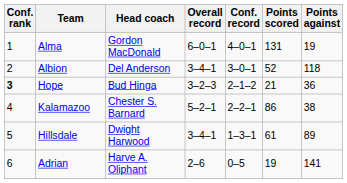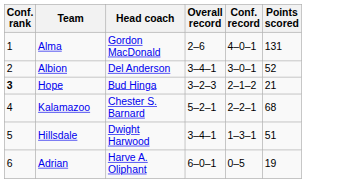- column: (322, 18)
(202, 46) 6–0–1 -> (196, 46) 2–6
(271, 107) 86 -> (271, 107) 68
(271, 136) 61 -> (271, 136) 51
(196, 164) 2–6 -> (202, 164) 6–0–1
